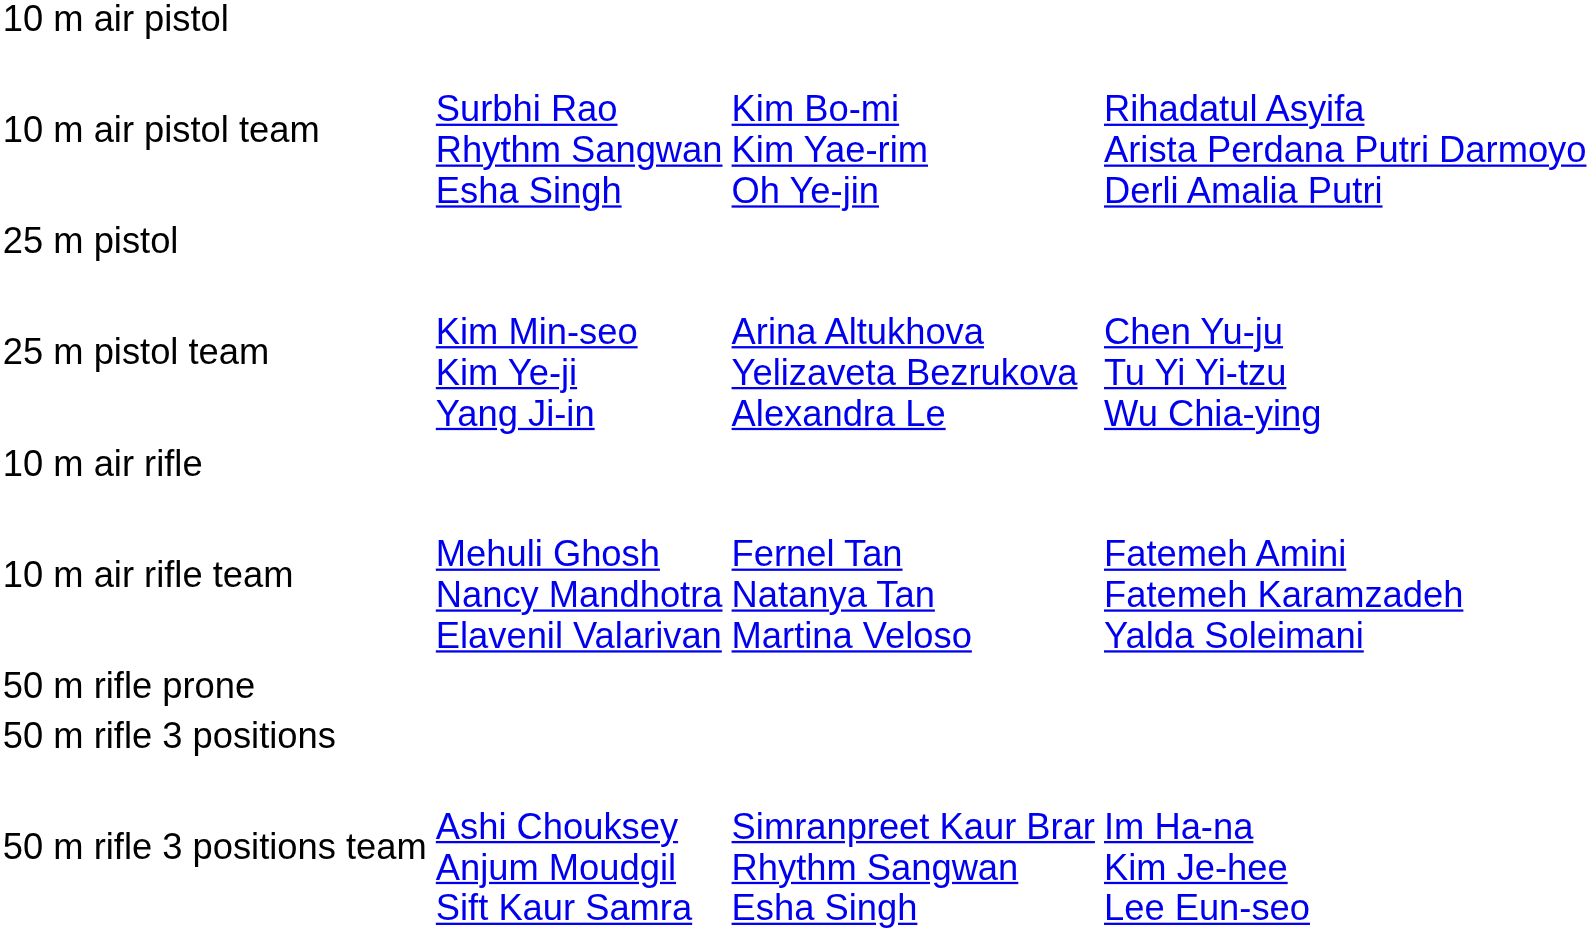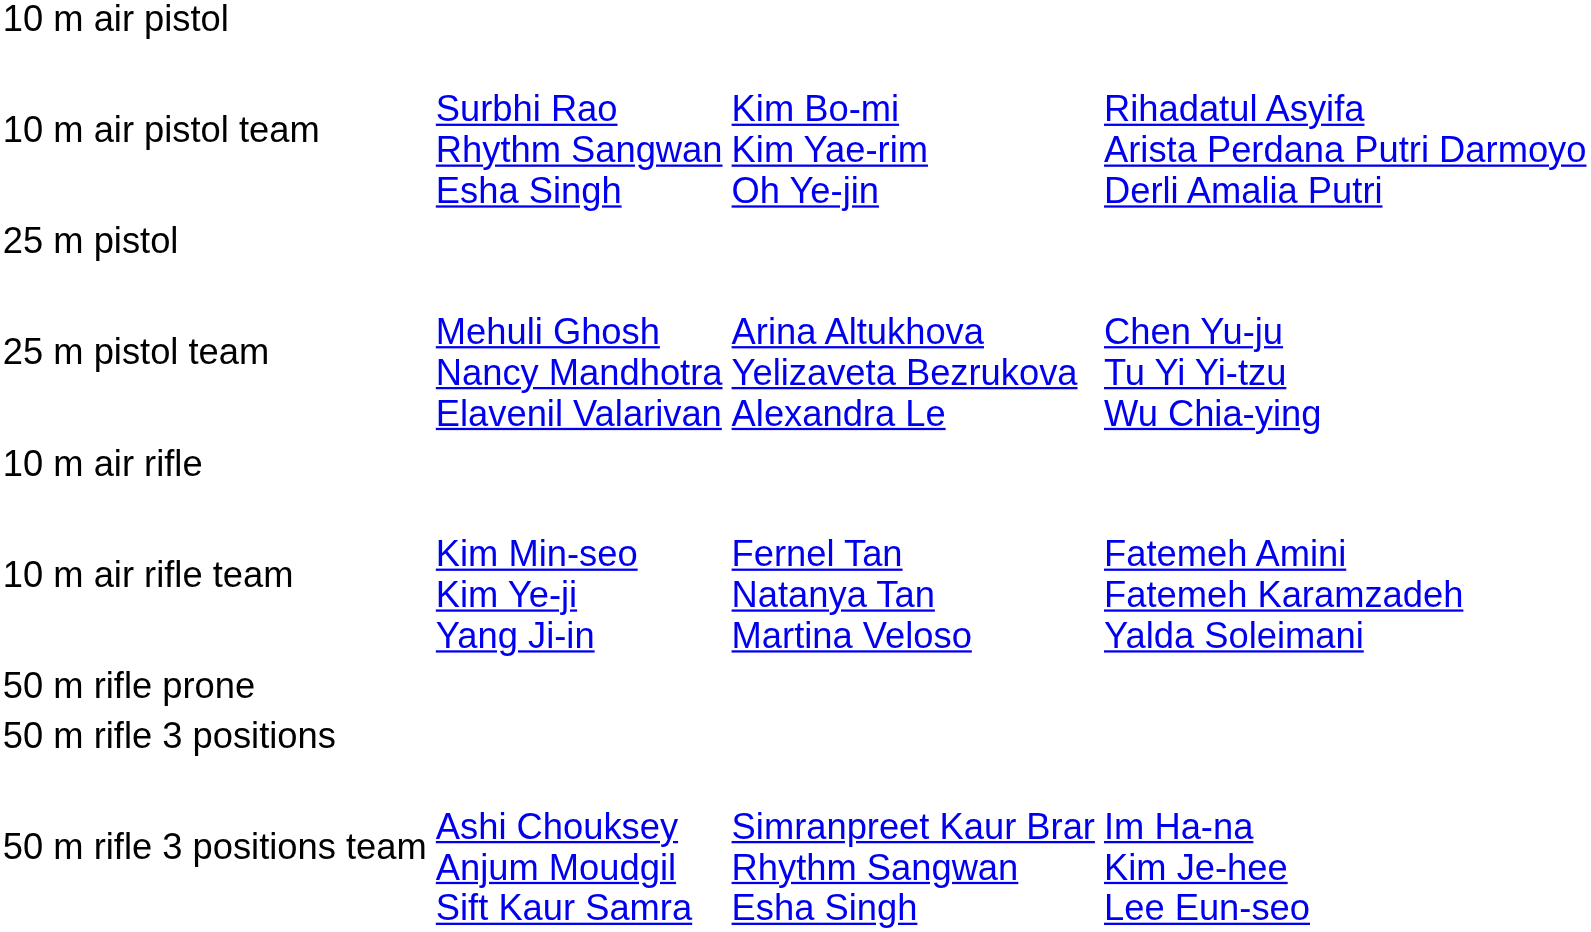(537, 372) Kim Min-seo Kim Ye-ji Yang Ji-in -> (579, 372) Mehuli Ghosh Nancy Mandhotra Elavenil Valarivan
(579, 595) Mehuli Ghosh Nancy Mandhotra Elavenil Valarivan -> (537, 595) Kim Min-seo Kim Ye-ji Yang Ji-in
